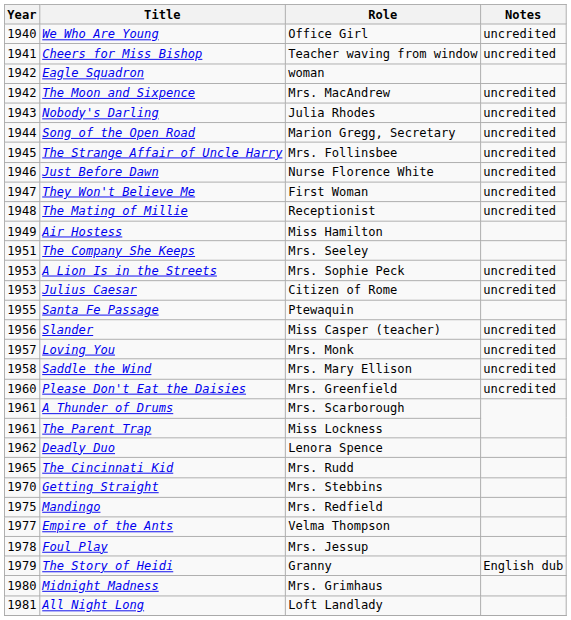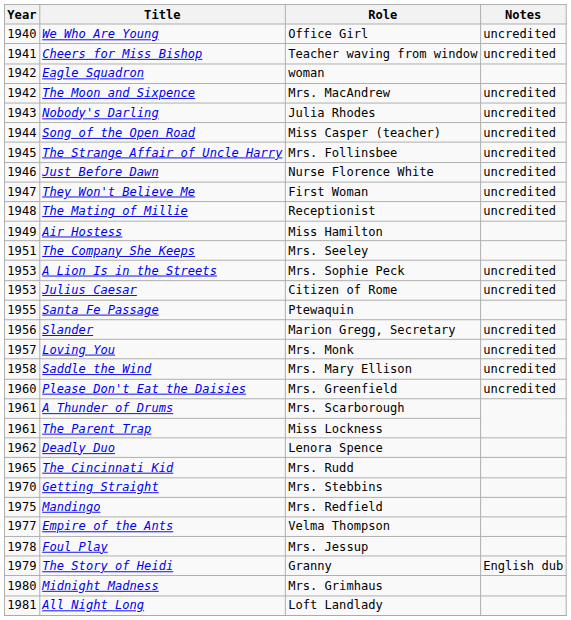(372, 133) Marion Gregg, Secretary -> (365, 133) Miss Casper (teacher)
(365, 330) Miss Casper (teacher) -> (372, 330) Marion Gregg, Secretary
